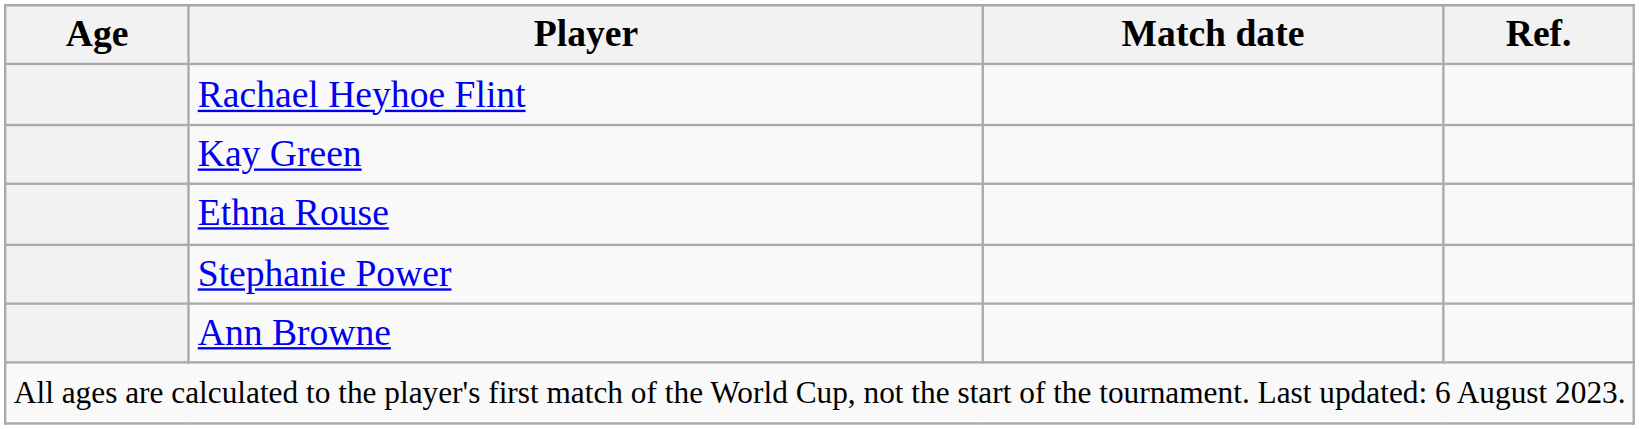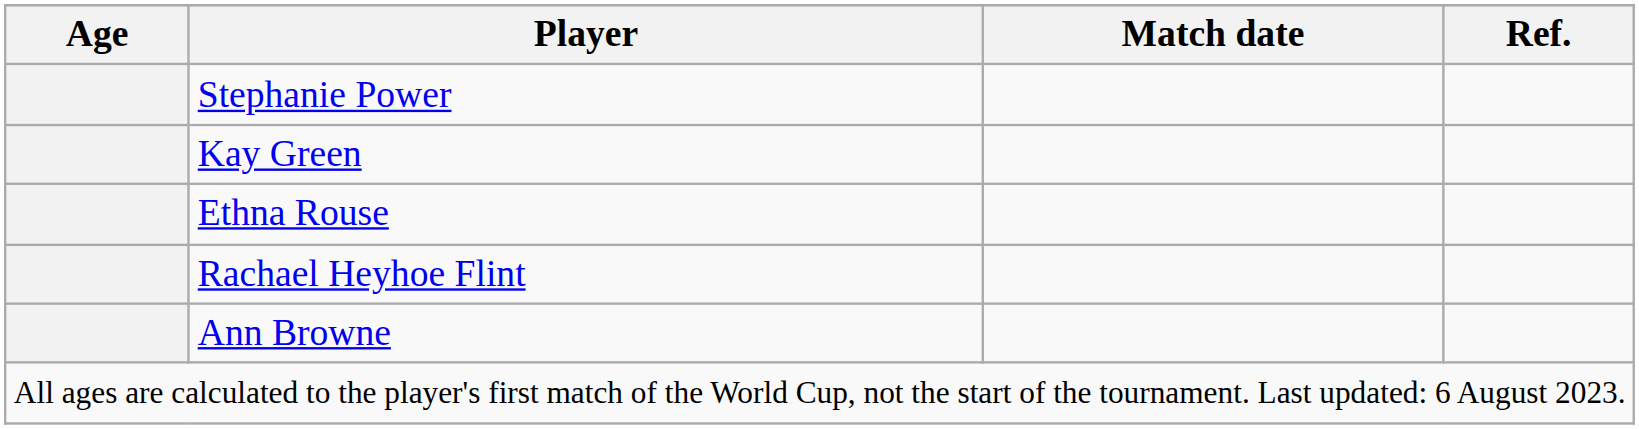rows swapped: (325, 272) <-> (362, 93)
